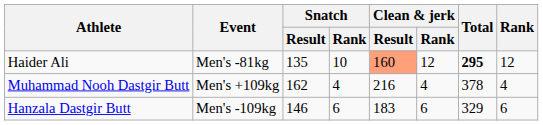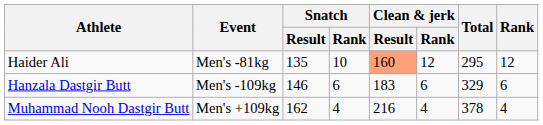(472, 62) bold -> (472, 62) normal
rows swapped: (69, 108) <-> (99, 85)
